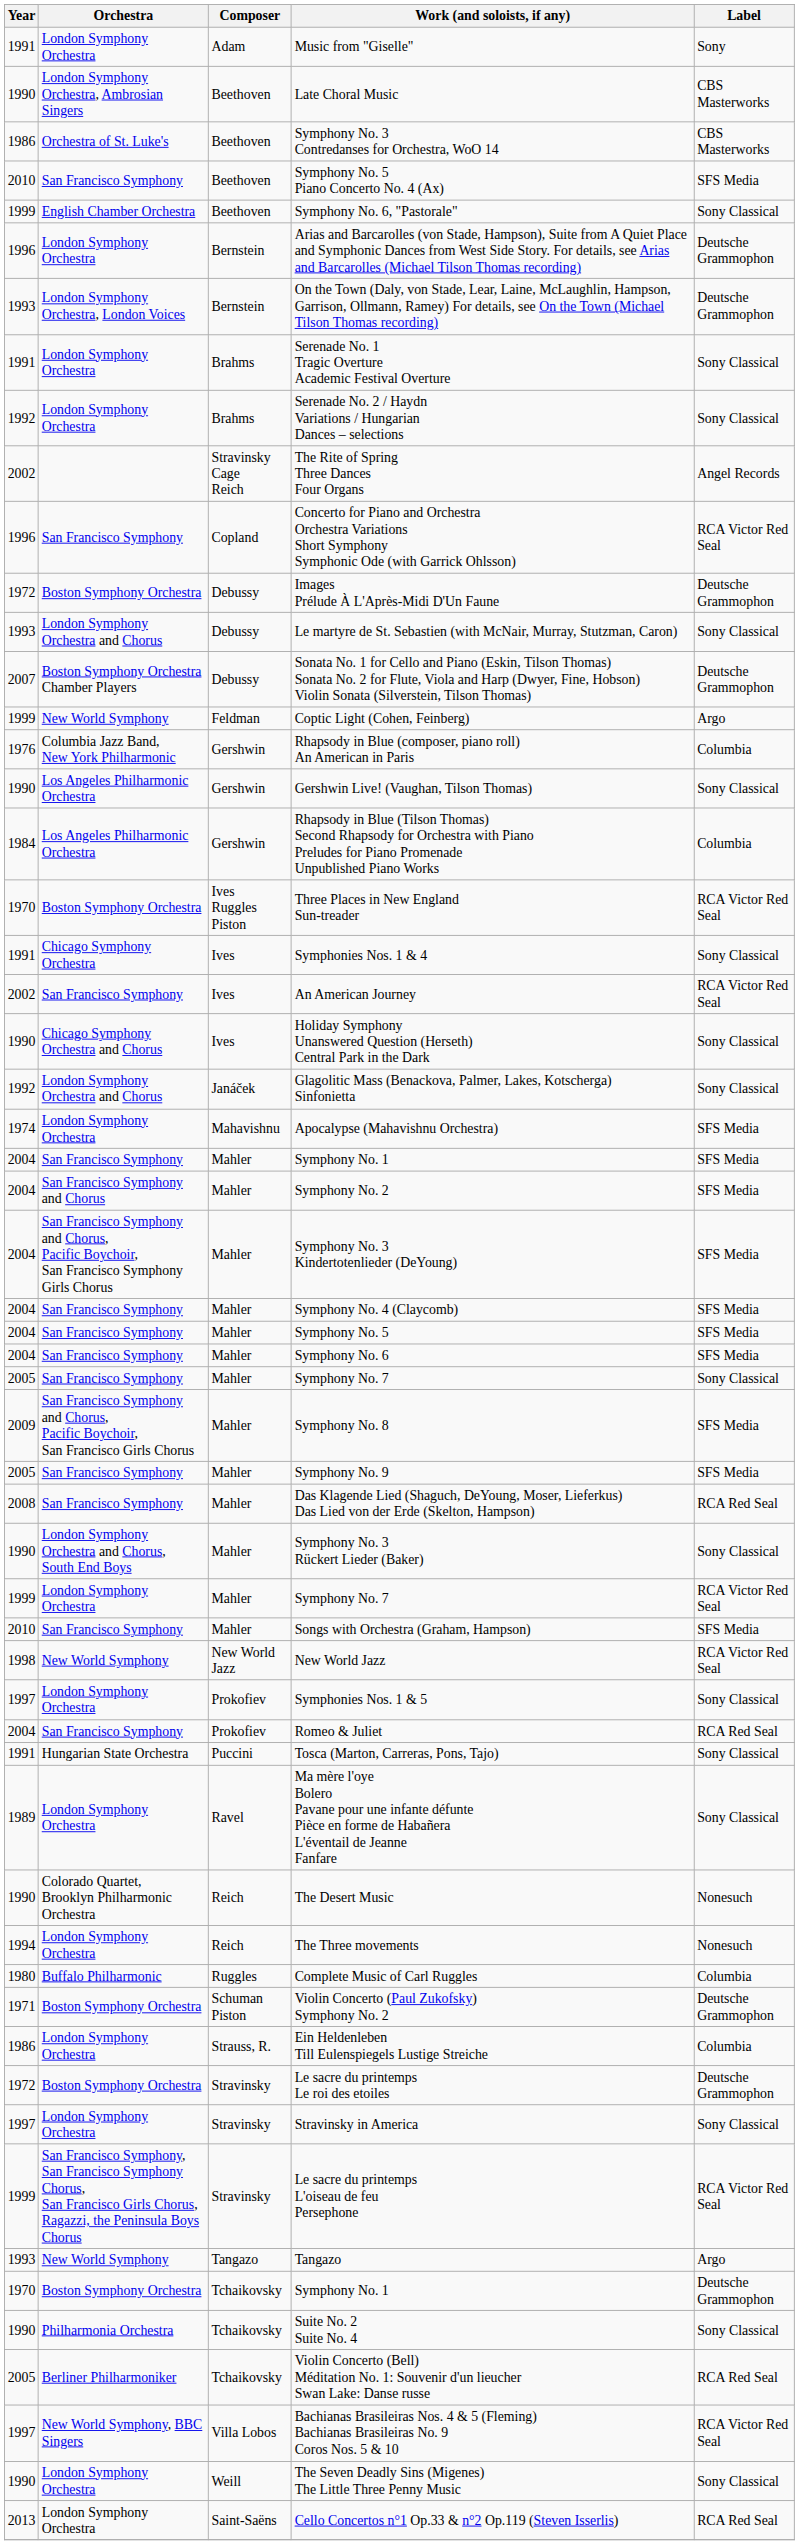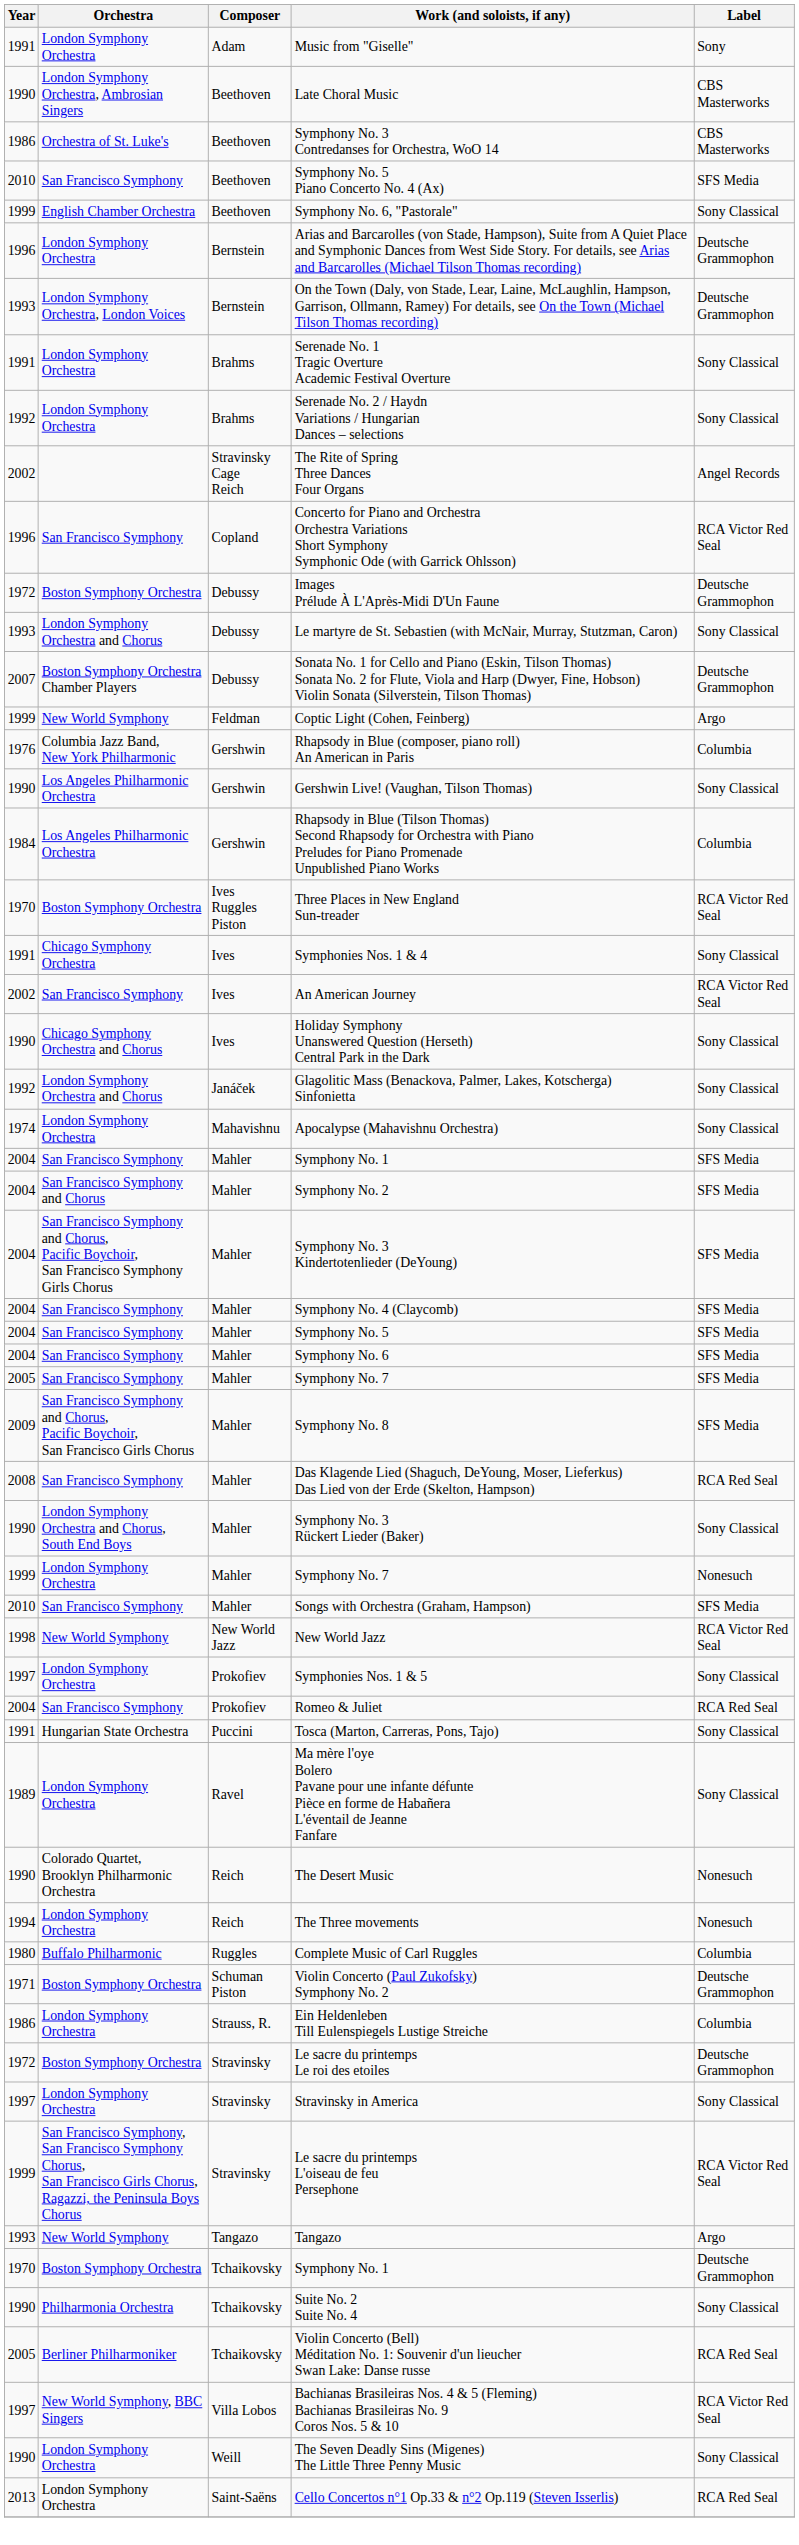(728, 1128) SFS Media -> (738, 1128) Sony Classical
(738, 1378) Sony Classical -> (728, 1378) SFS Media
- row: (21, 1473)
(743, 1598) RCA Victor Red Seal -> (725, 1576) Nonesuch
